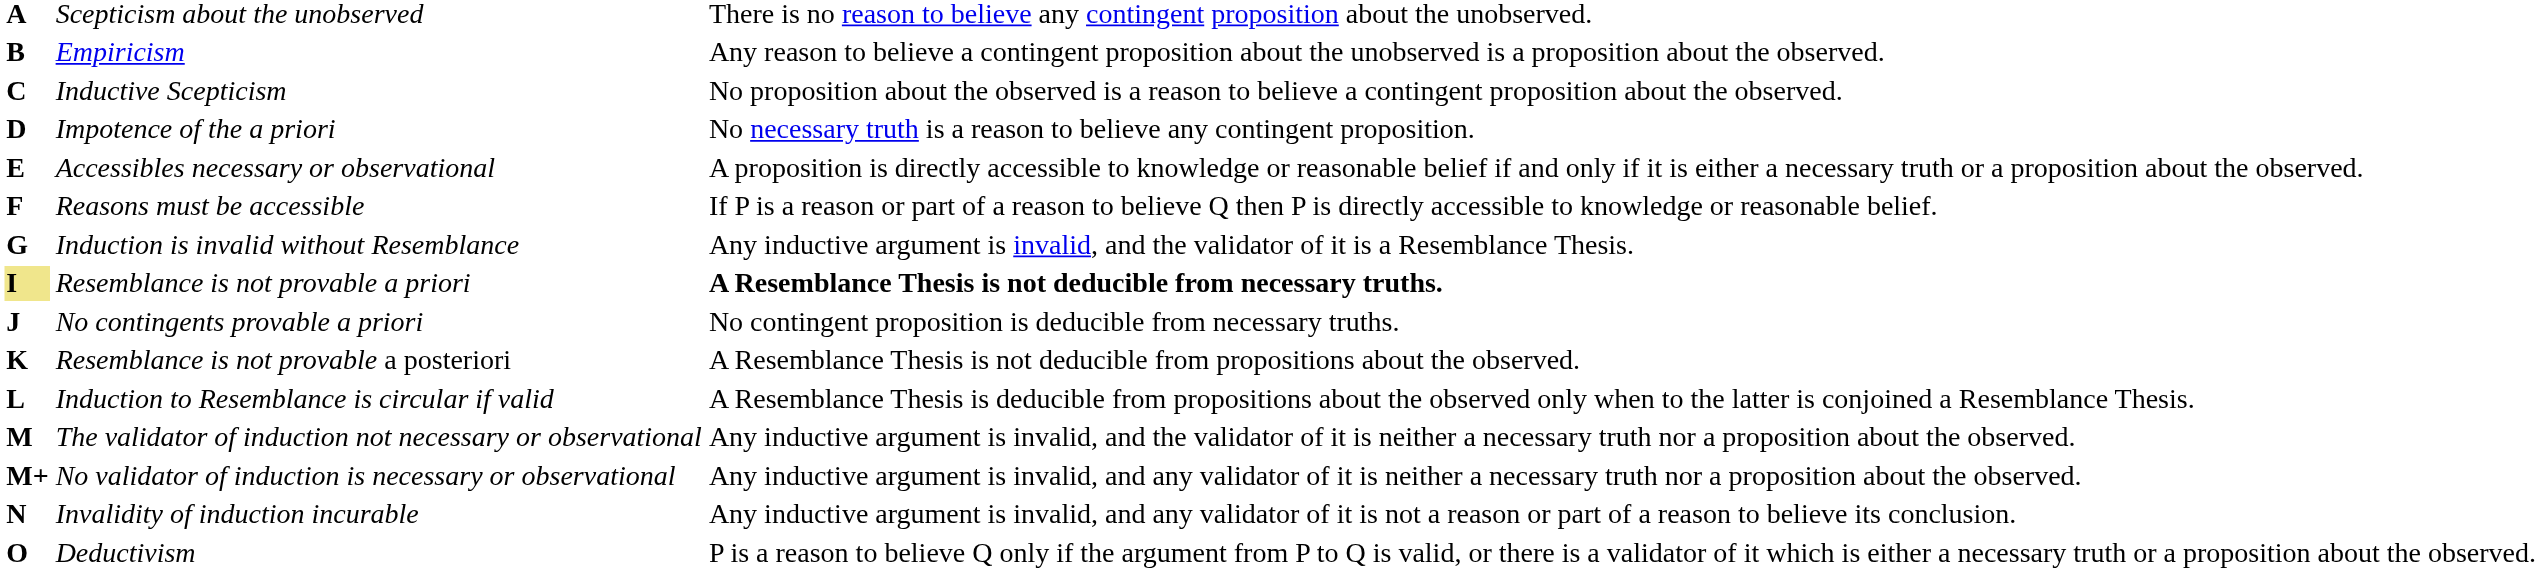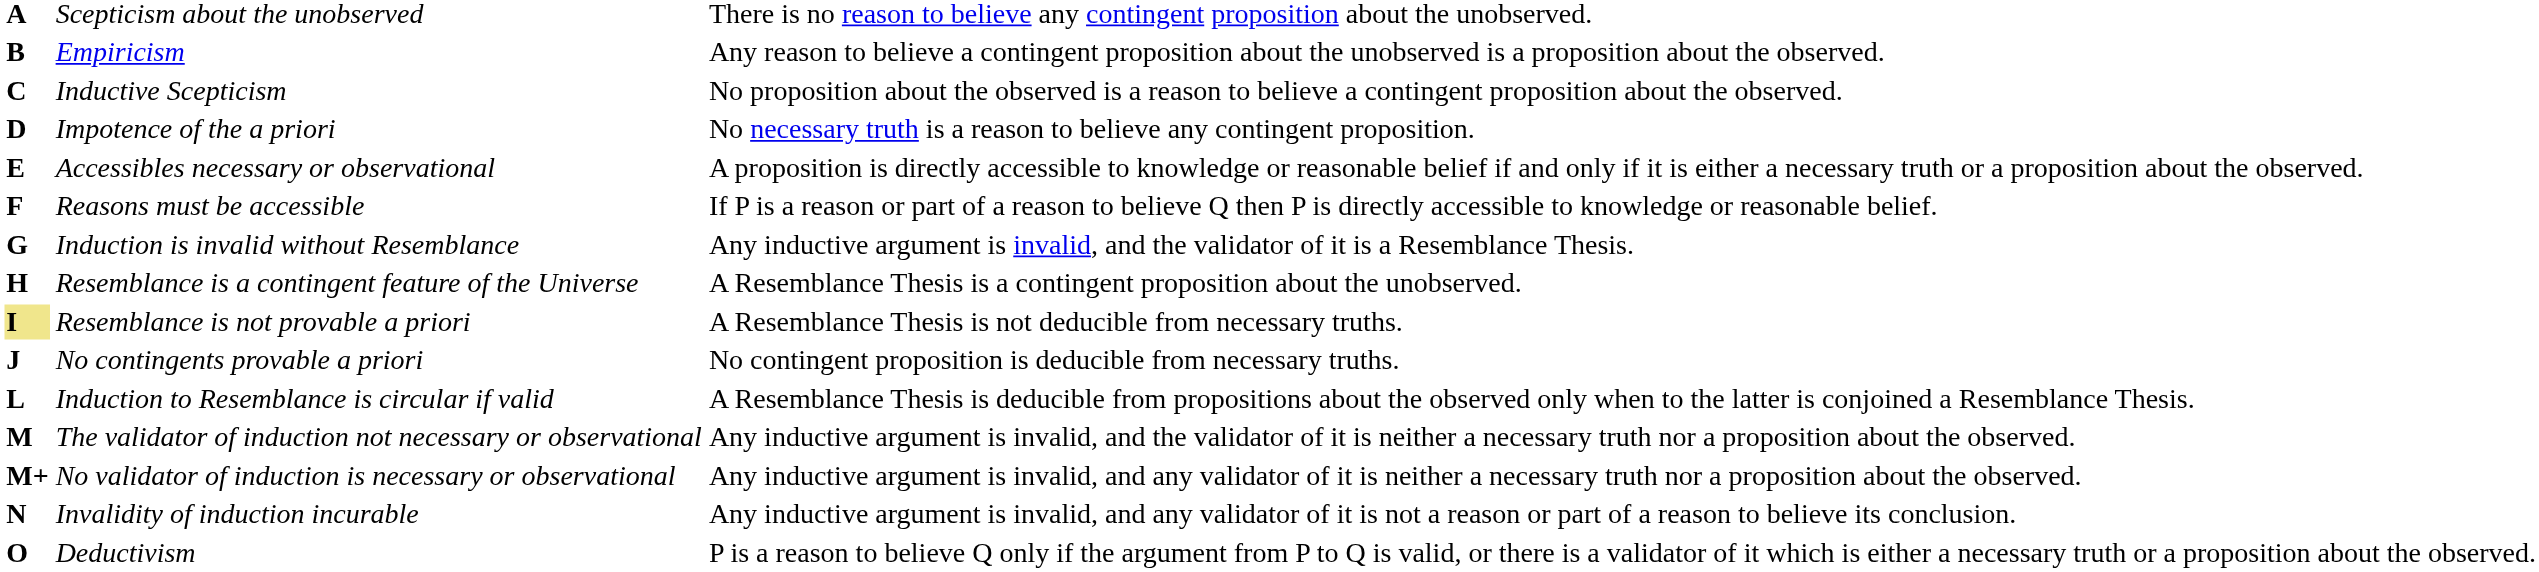+ row: (347, 283)
(1076, 283) bold -> (1056, 321) normal
- row: (283, 360)
